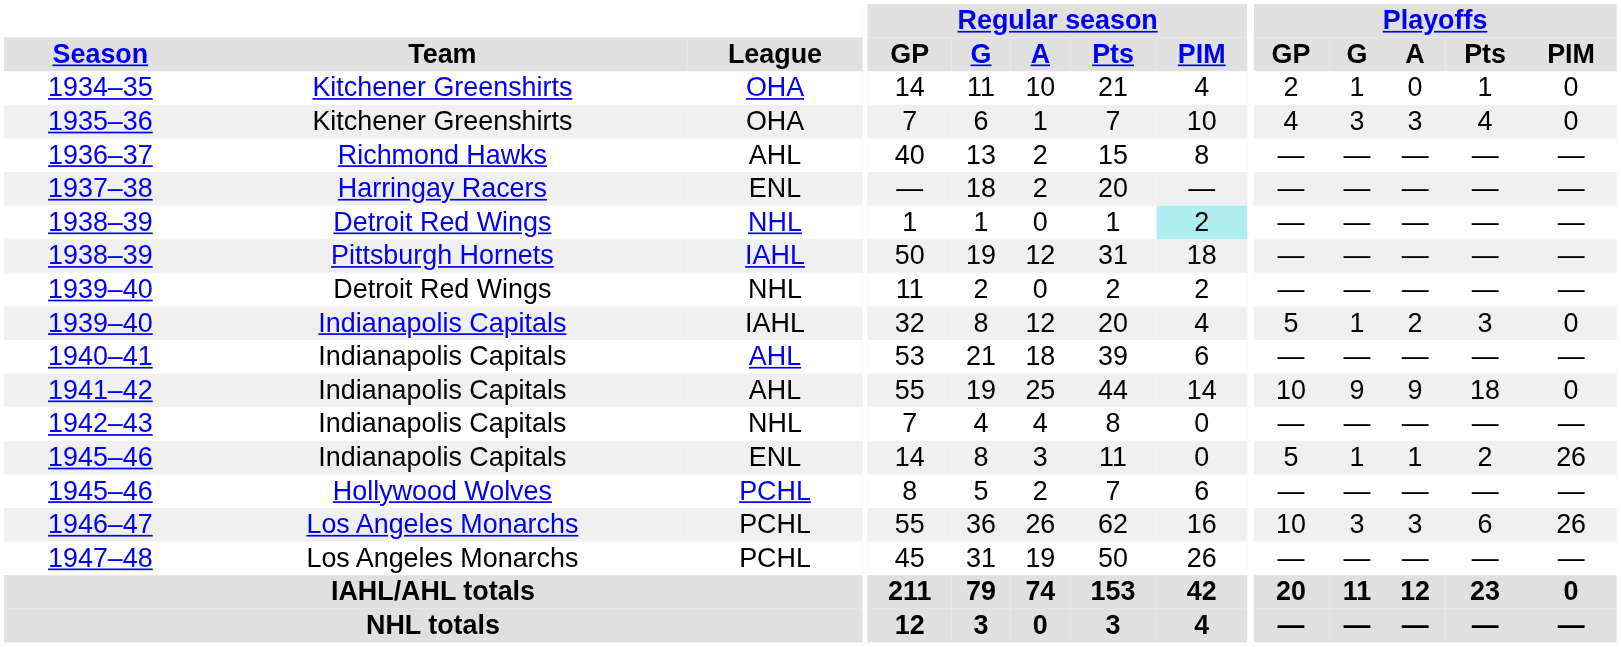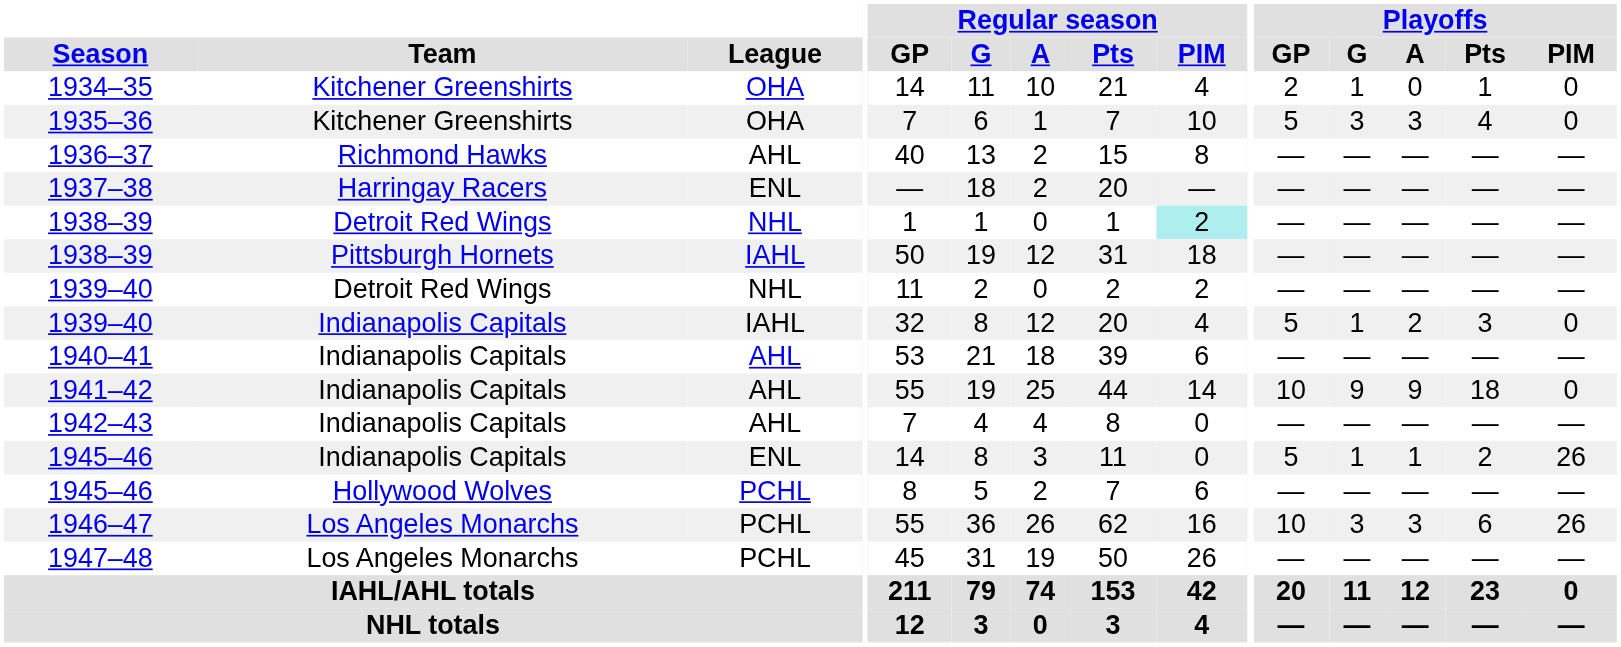(1291, 121) 4 -> (1291, 121) 5
(775, 423) NHL -> (775, 423) AHL
